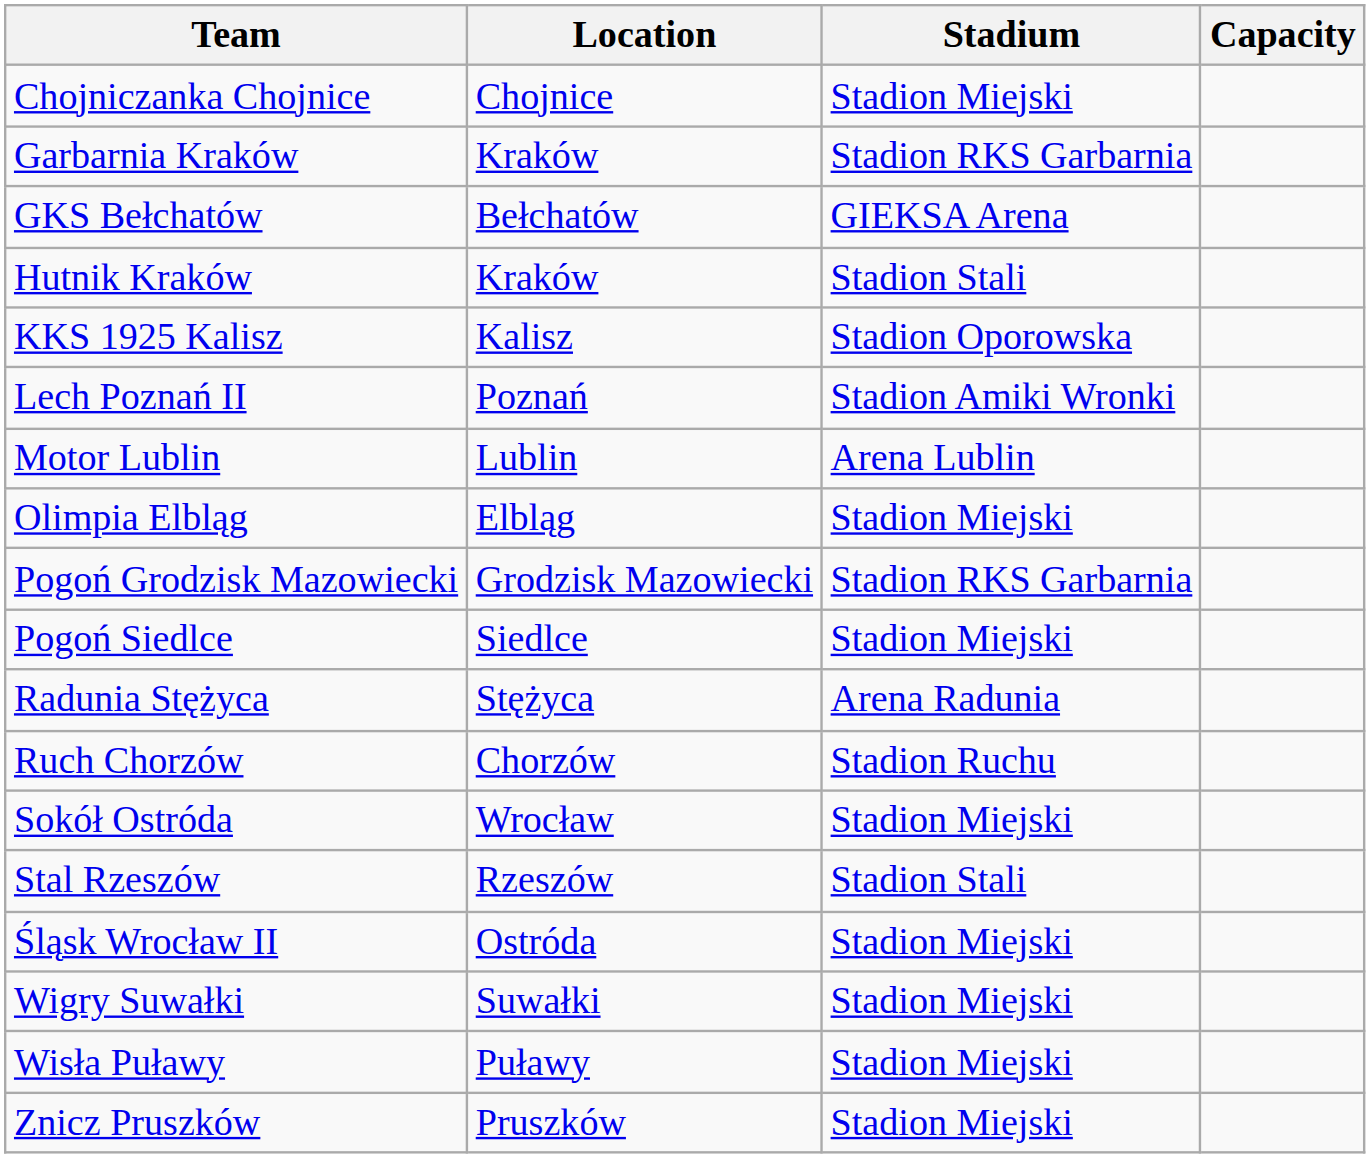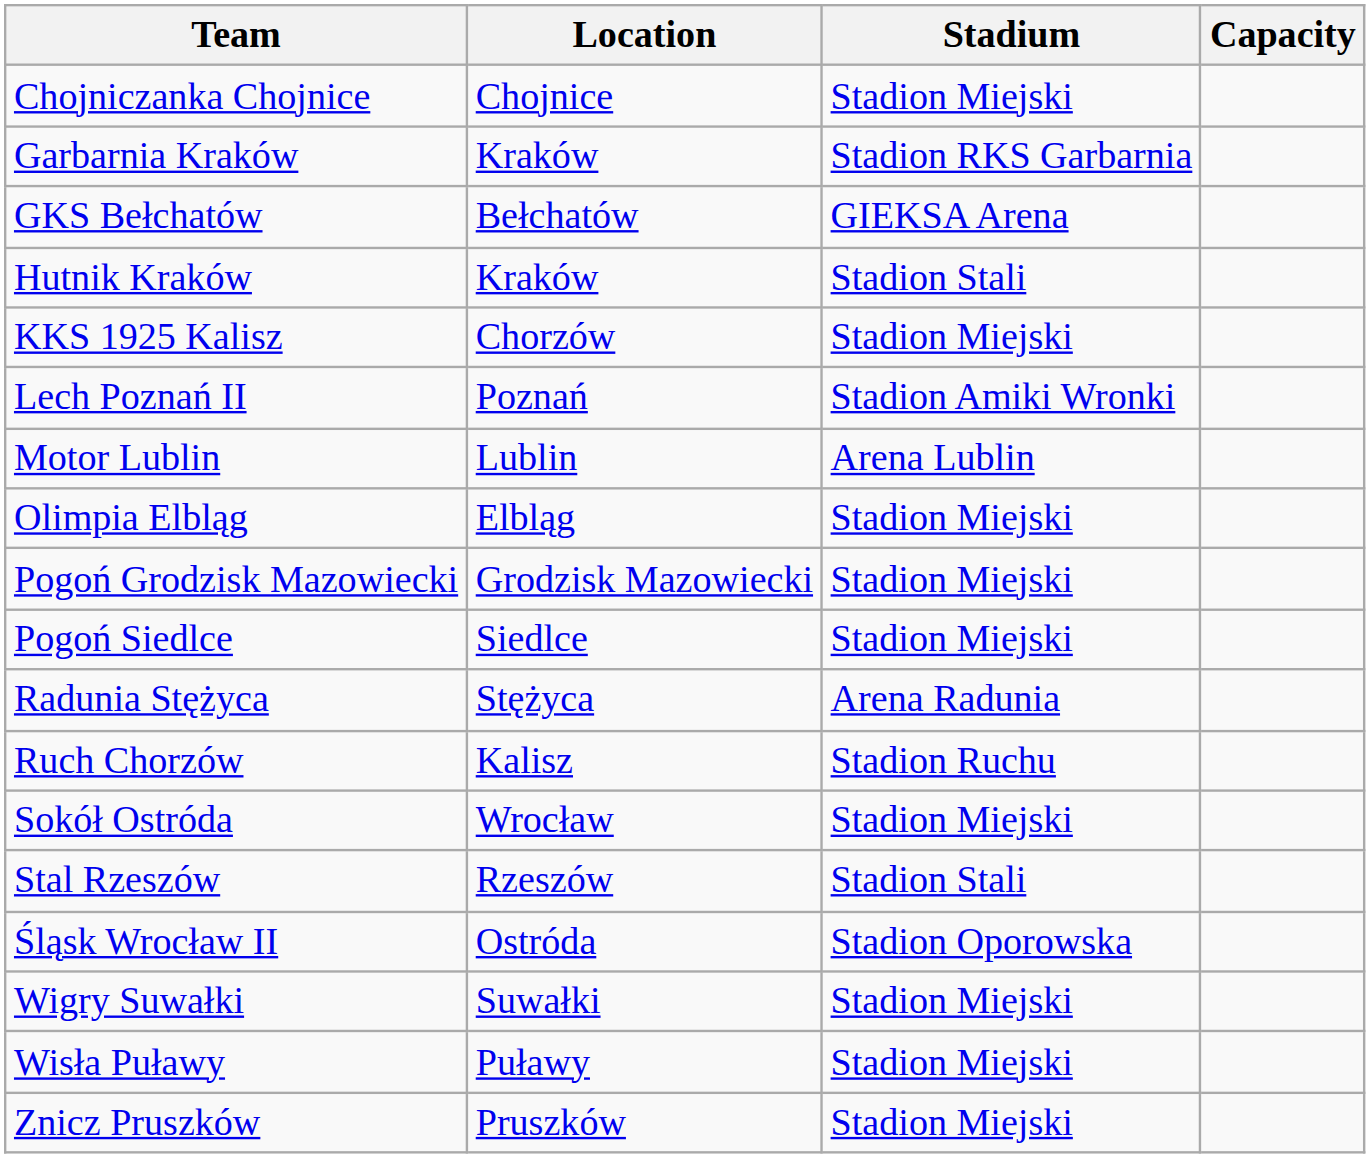(524, 336) Kalisz -> (546, 336) Chorzów
(981, 336) Stadion Oporowska -> (952, 336) Stadion Miejski
(1011, 578) Stadion RKS Garbarnia -> (952, 578) Stadion Miejski
(546, 759) Chorzów -> (524, 759) Kalisz
(952, 940) Stadion Miejski -> (981, 940) Stadion Oporowska
